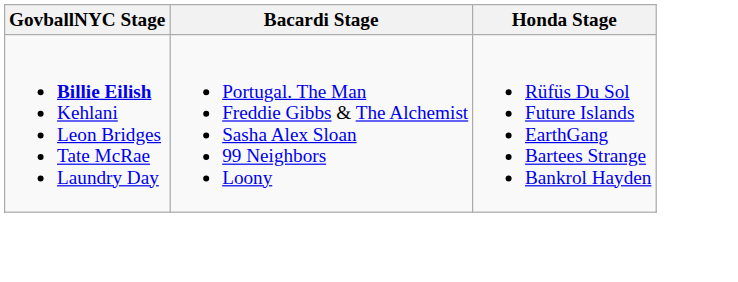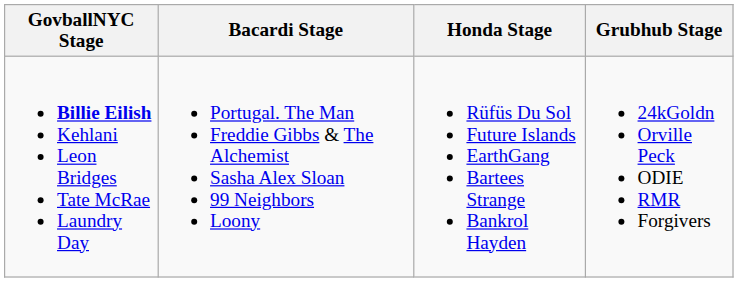+ column: (659, 30)
